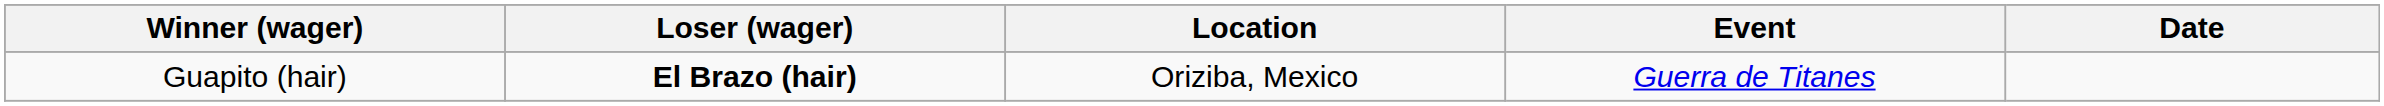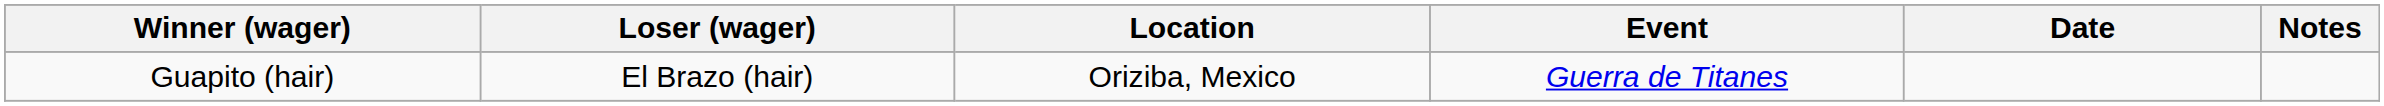+ column: (2320, 28)
(755, 76) bold -> (717, 76) normal
